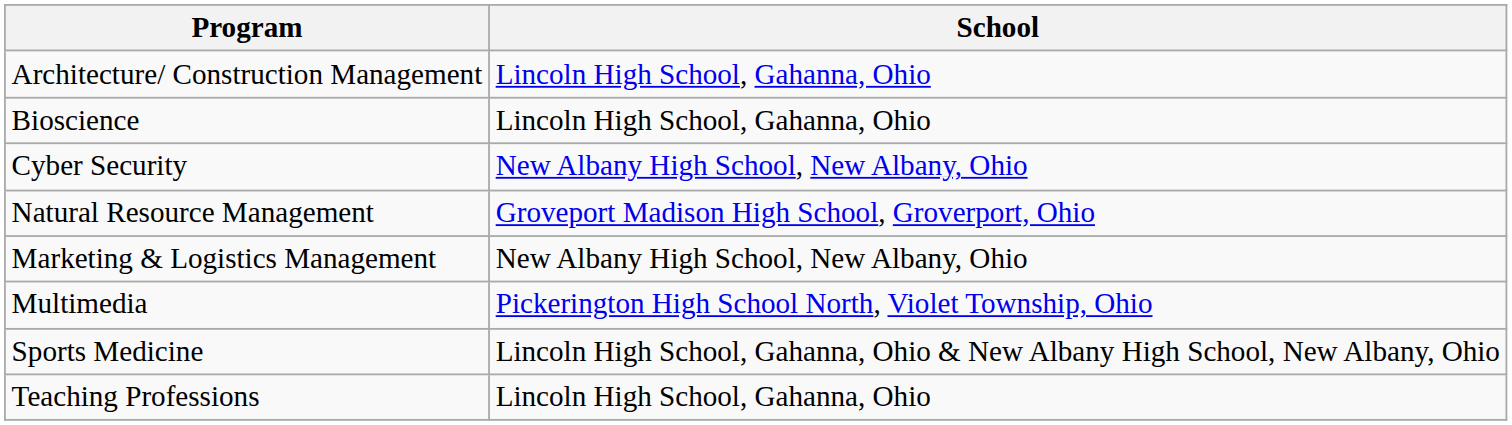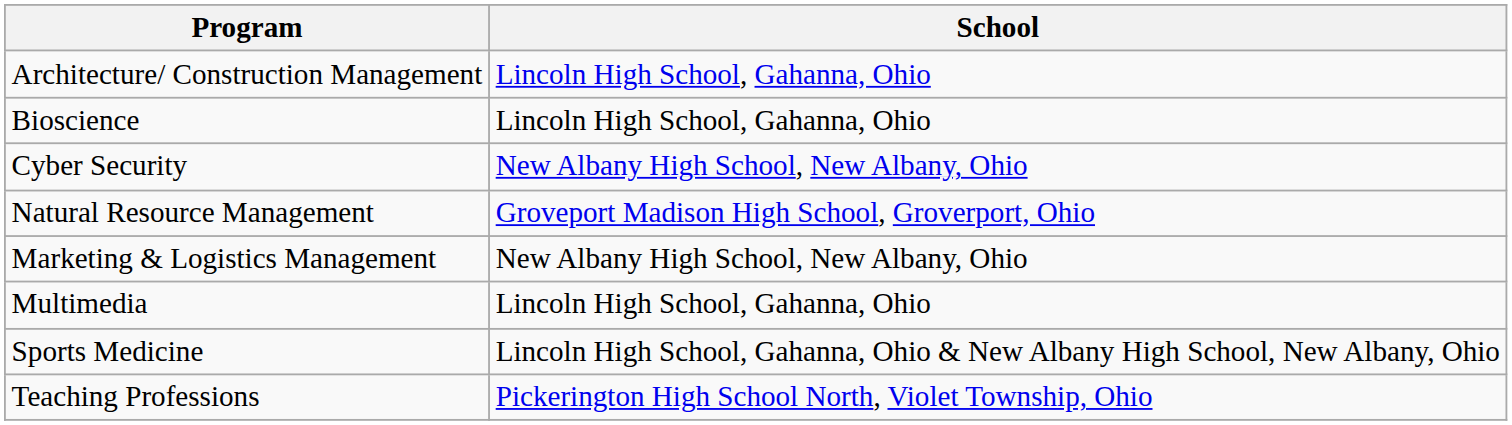(824, 304) Pickerington High School North, Violet Township, Ohio -> (713, 304) Lincoln High School, Gahanna, Ohio
(713, 397) Lincoln High School, Gahanna, Ohio -> (824, 397) Pickerington High School North, Violet Township, Ohio
